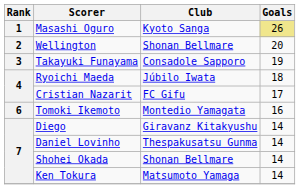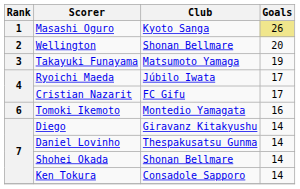(194, 61) Consadole Sapporo -> (191, 61) Matsumoto Yamaga
(277, 78) 18 -> (277, 78) 17
(191, 176) Matsumoto Yamaga -> (194, 176) Consadole Sapporo
